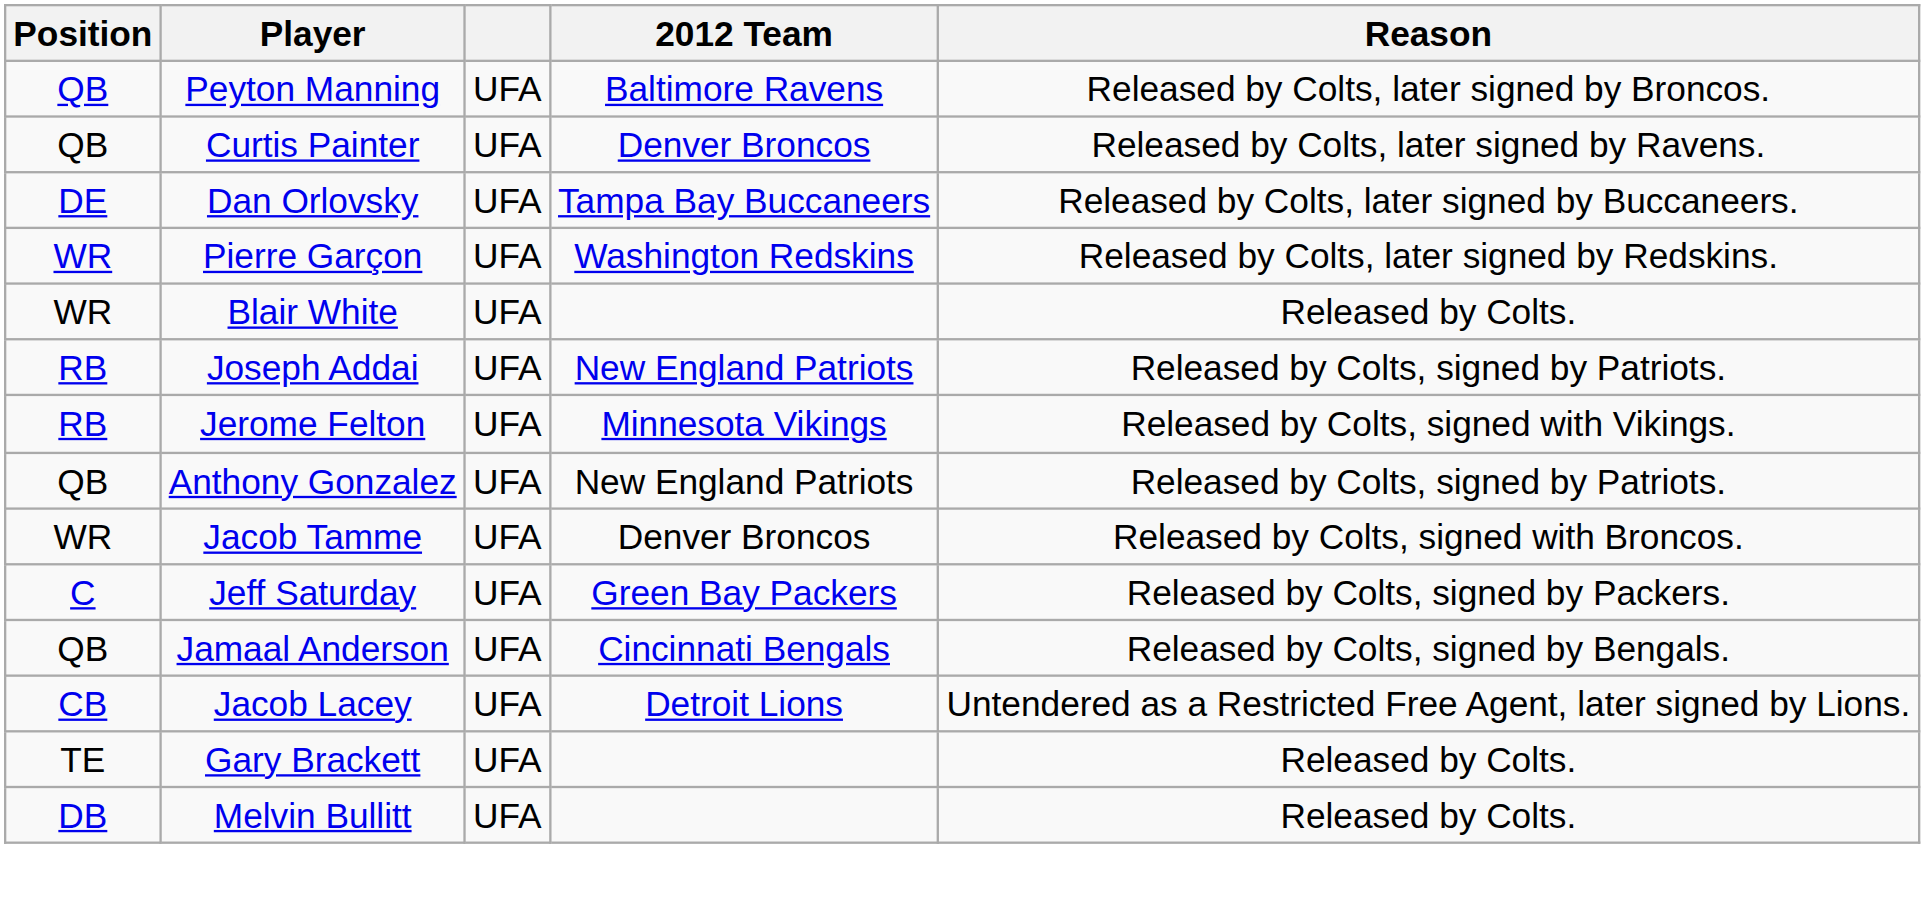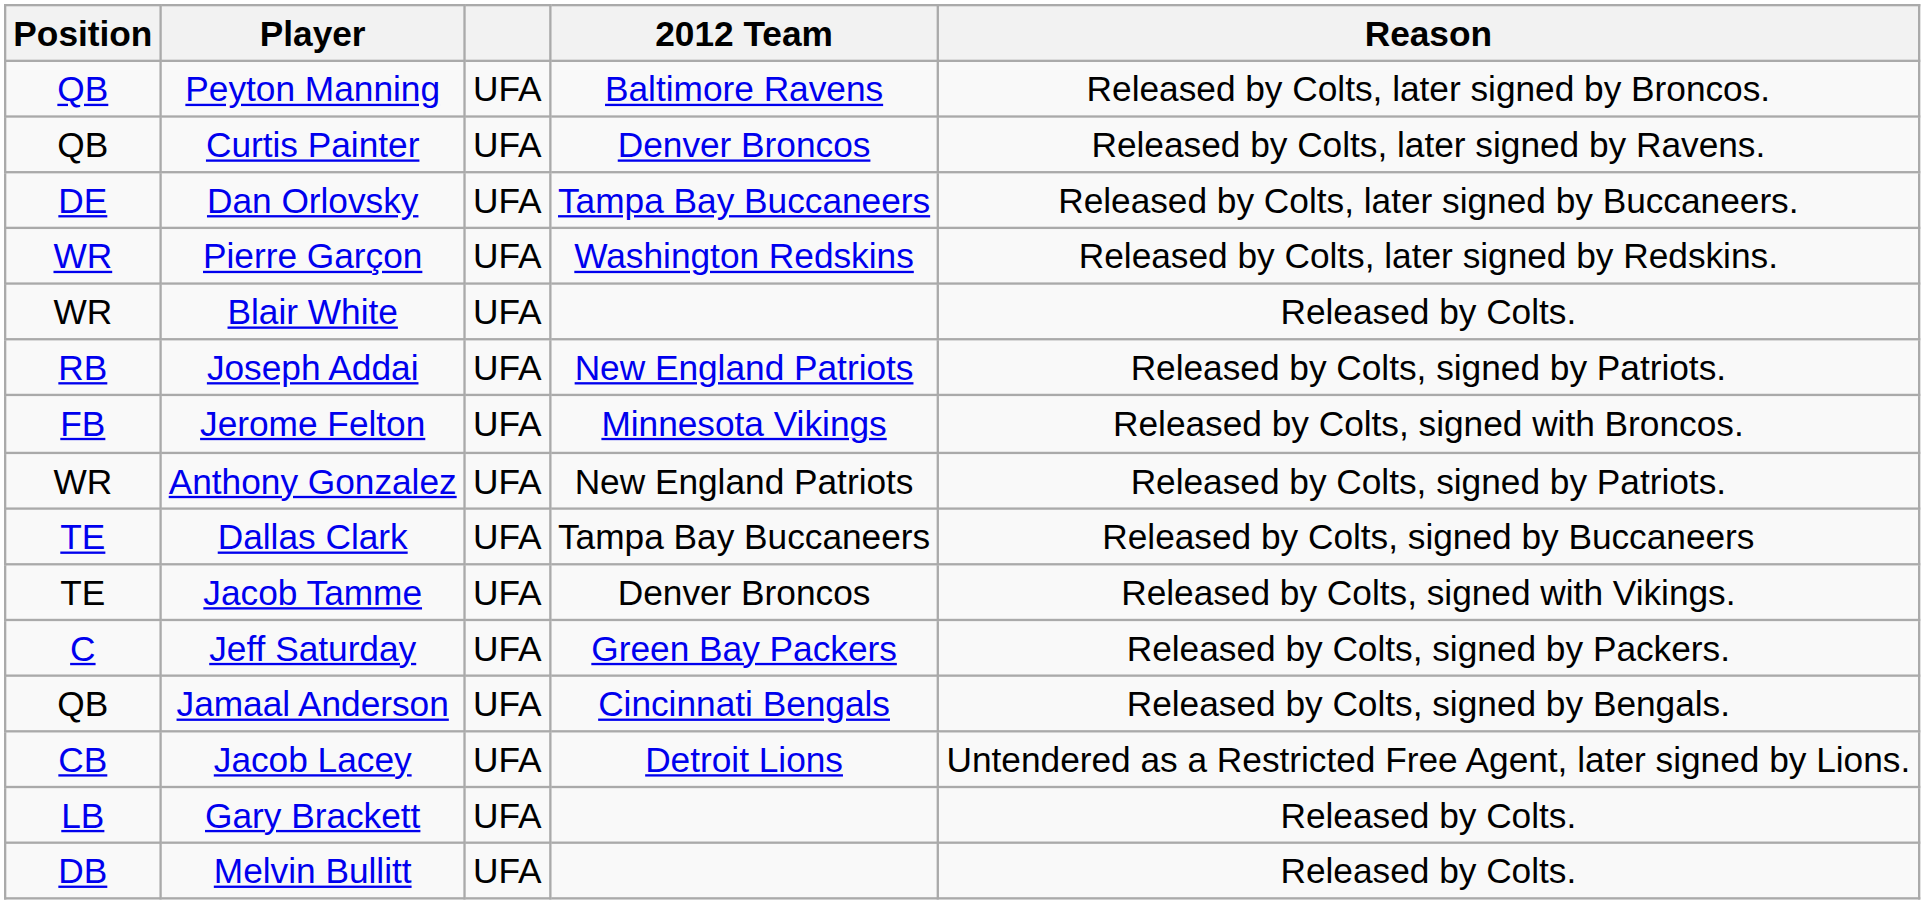(83, 424) RB -> (83, 424) FB
(1428, 424) Released by Colts, signed with Vikings. -> (1428, 424) Released by Colts, signed with Broncos.
(83, 480) QB -> (83, 480) WR
+ row: (313, 536)
(83, 536) WR -> (83, 592) TE
(1428, 536) Released by Colts, signed with Broncos. -> (1428, 592) Released by Colts, signed with Vikings.
(83, 759) TE -> (83, 815) LB
